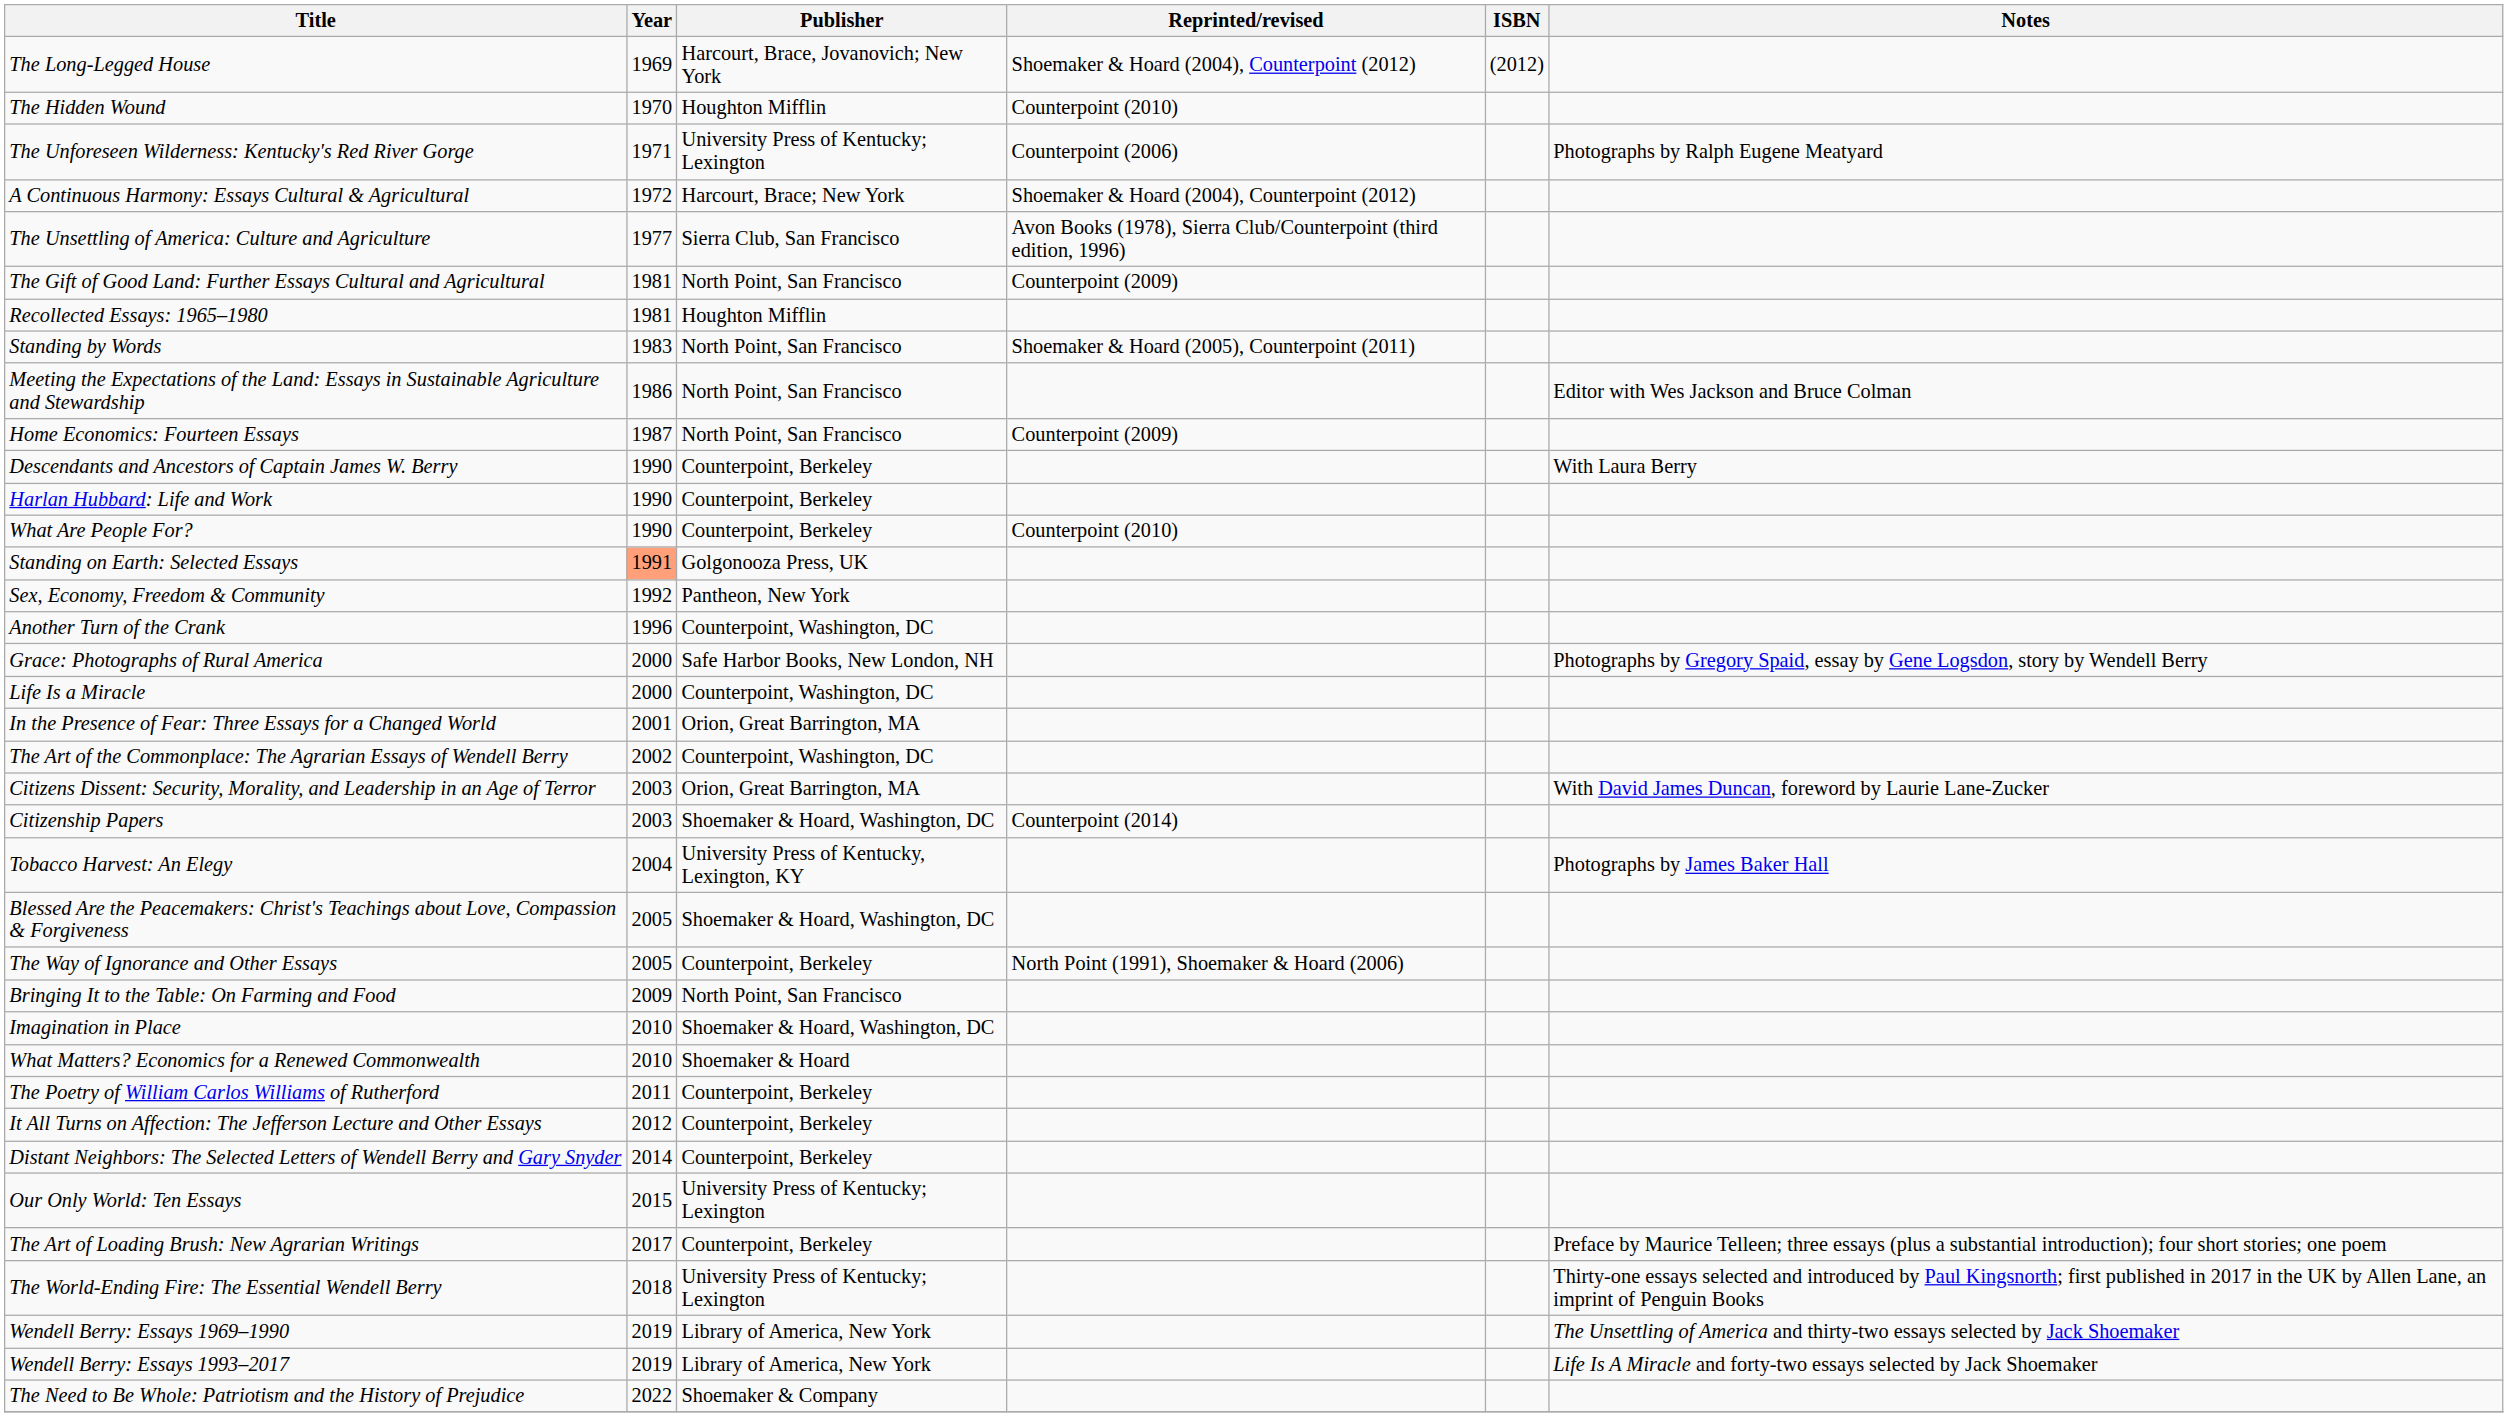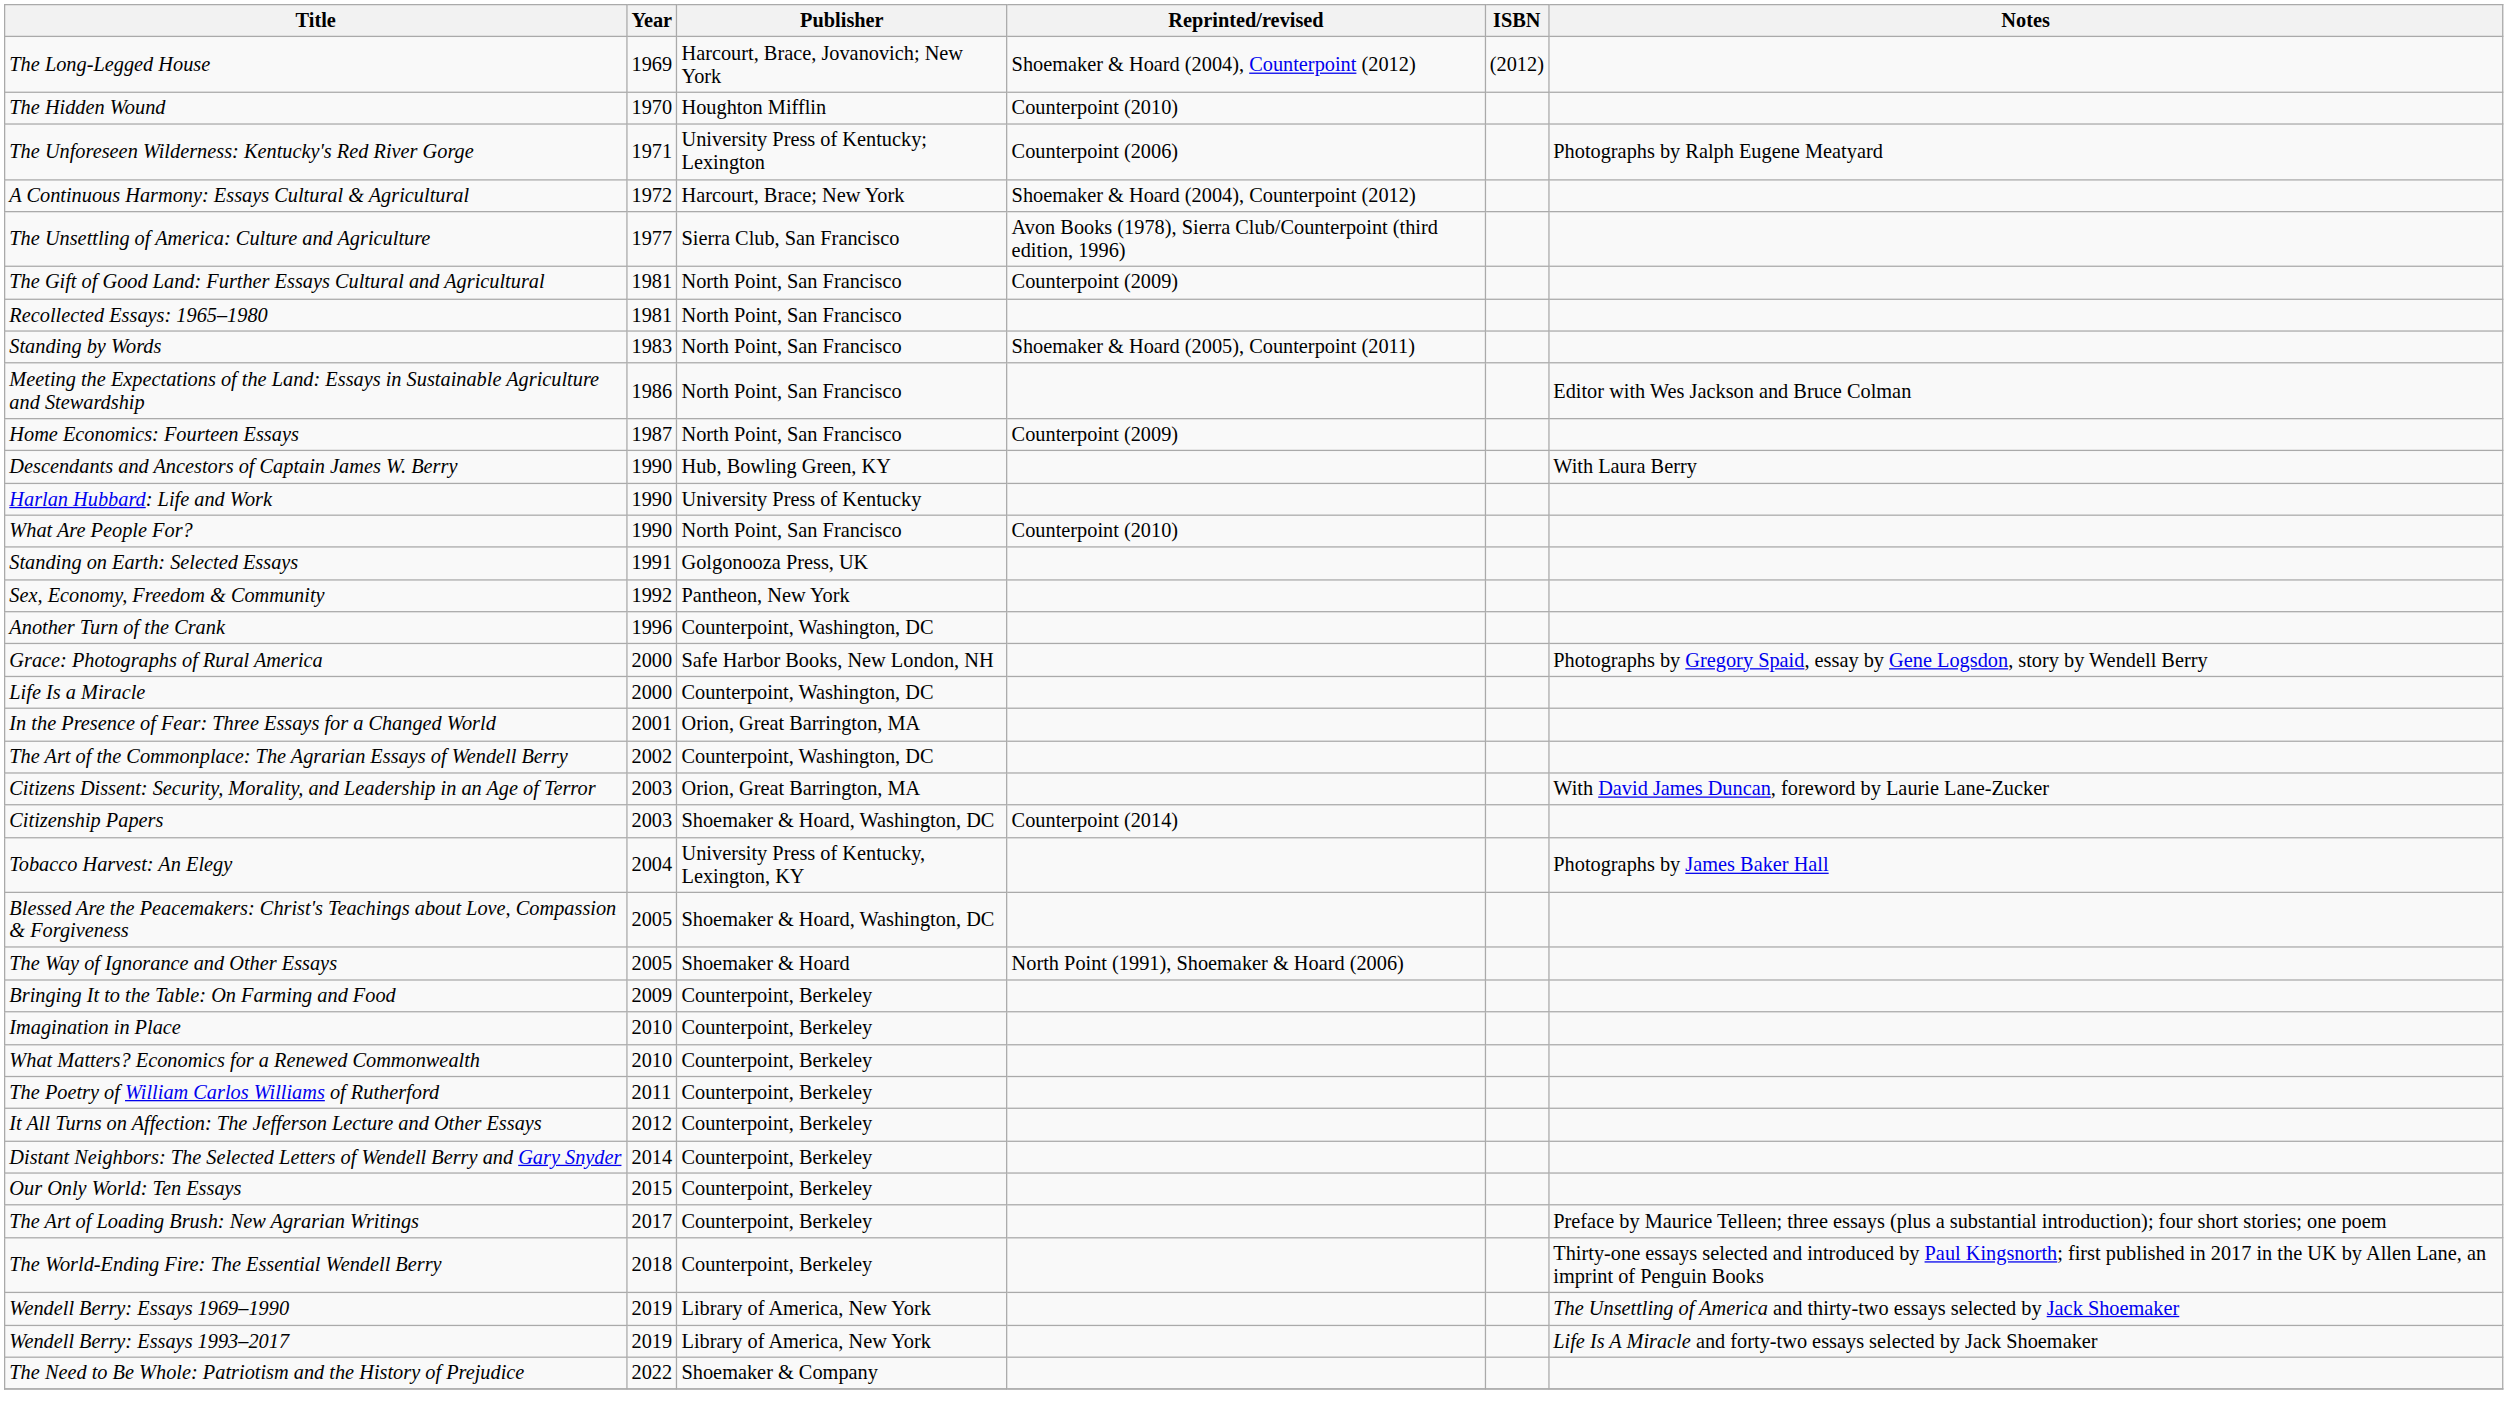(754, 314) Houghton Mifflin -> (792, 314) North Point, San Francisco
(777, 466) Counterpoint, Berkeley -> (786, 466) Hub, Bowling Green, KY
(777, 498) Counterpoint, Berkeley -> (801, 498) University Press of Kentucky
(777, 530) Counterpoint, Berkeley -> (792, 530) North Point, San Francisco
(652, 563) lightsalmon background -> (652, 563) no background
(777, 963) Counterpoint, Berkeley -> (766, 963) Shoemaker & Hoard
(792, 995) North Point, San Francisco -> (777, 995) Counterpoint, Berkeley
(838, 1027) Shoemaker & Hoard, Washington, DC -> (777, 1027) Counterpoint, Berkeley
(766, 1060) Shoemaker & Hoard -> (777, 1060) Counterpoint, Berkeley
(804, 1200) University Press of Kentucky; Lexington -> (777, 1189) Counterpoint, Berkeley
(804, 1287) University Press of Kentucky; Lexington -> (777, 1264) Counterpoint, Berkeley
